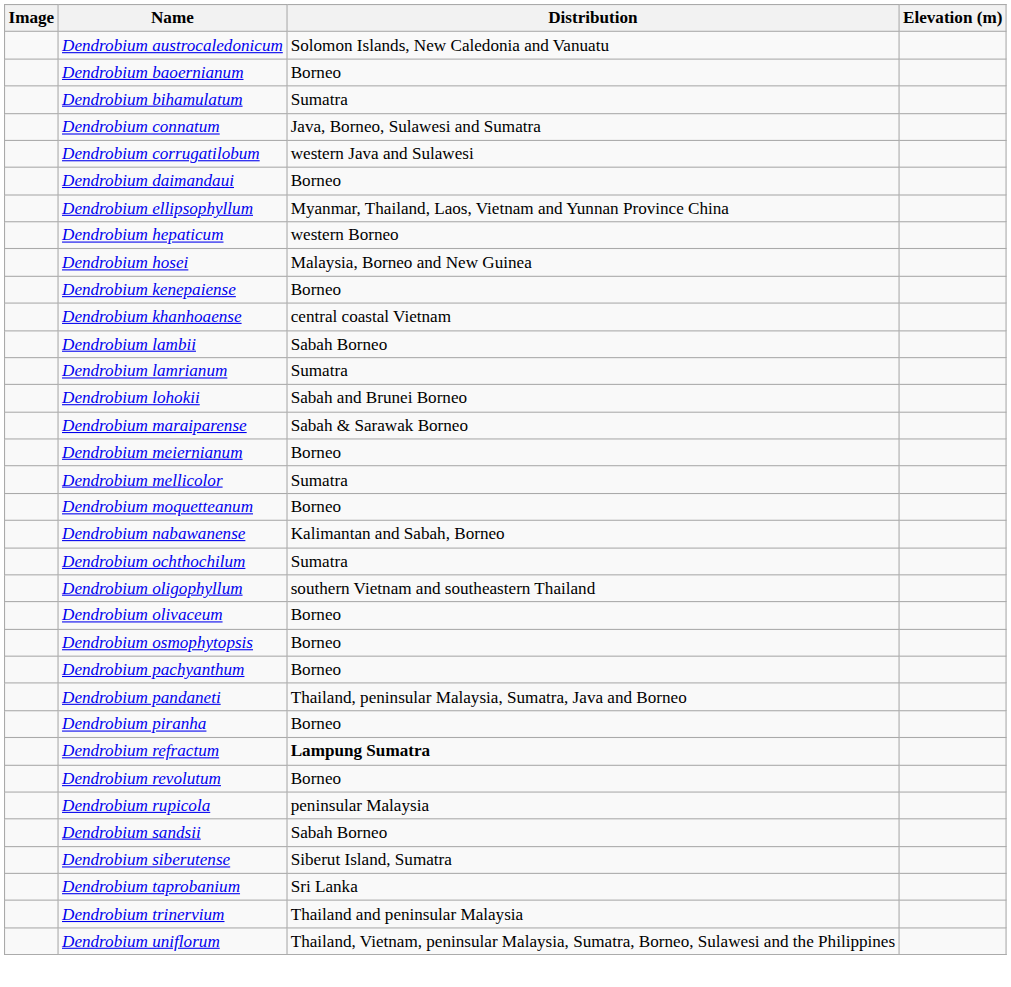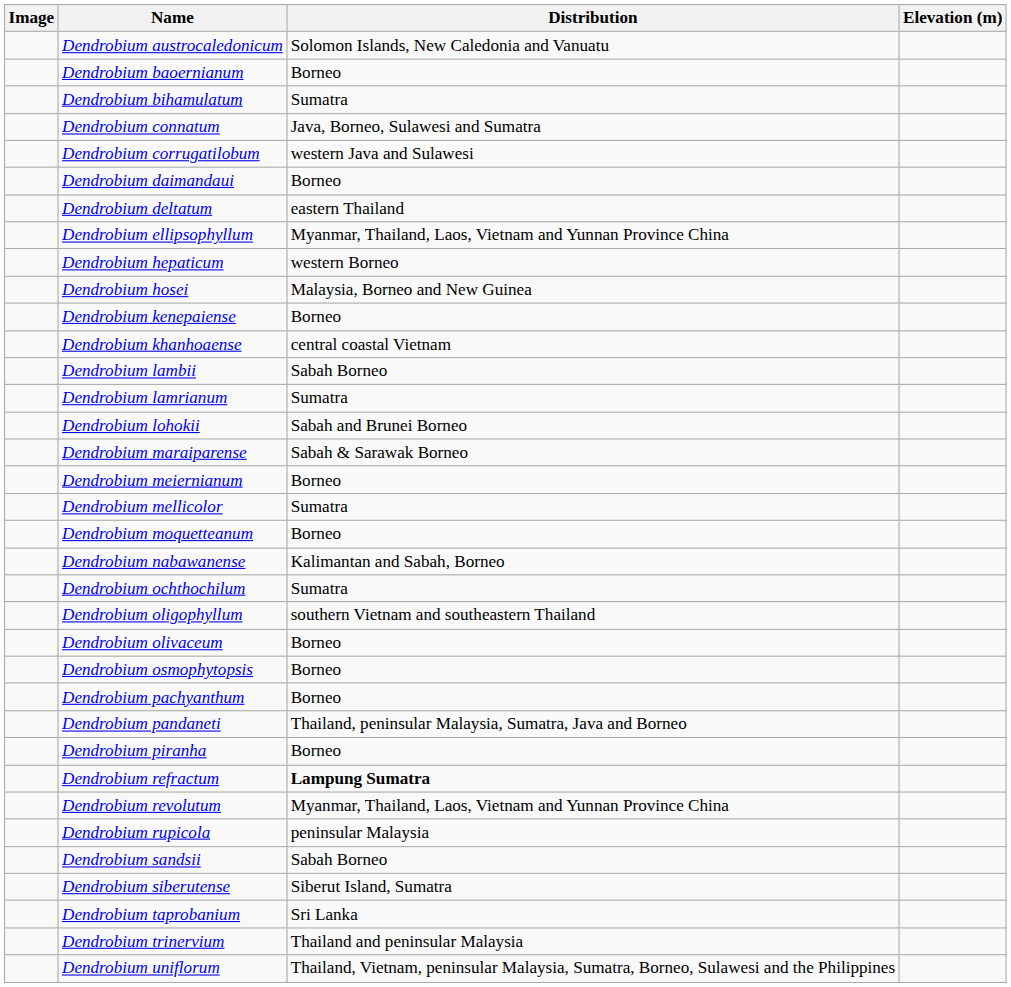+ row: (137, 208)
(316, 778) Borneo -> (510, 805) Myanmar, Thailand, Laos, Vietnam and Yunnan Province China
